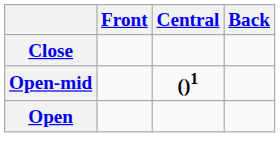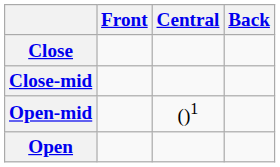+ row: (51, 80)
(188, 83) bold -> (188, 113) normal
